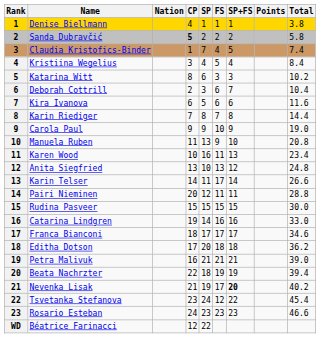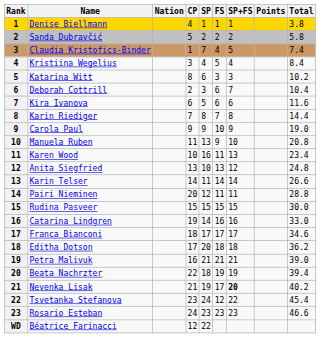(190, 37) bold -> (190, 37) normal
(220, 182) 17 -> (220, 182) 14
